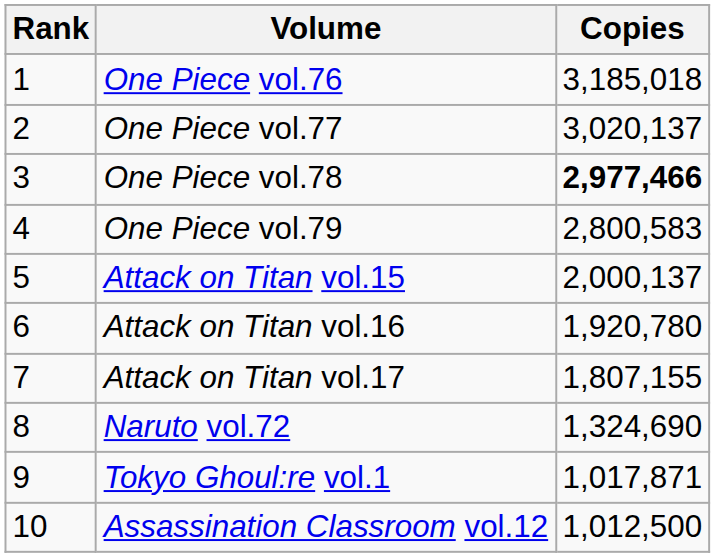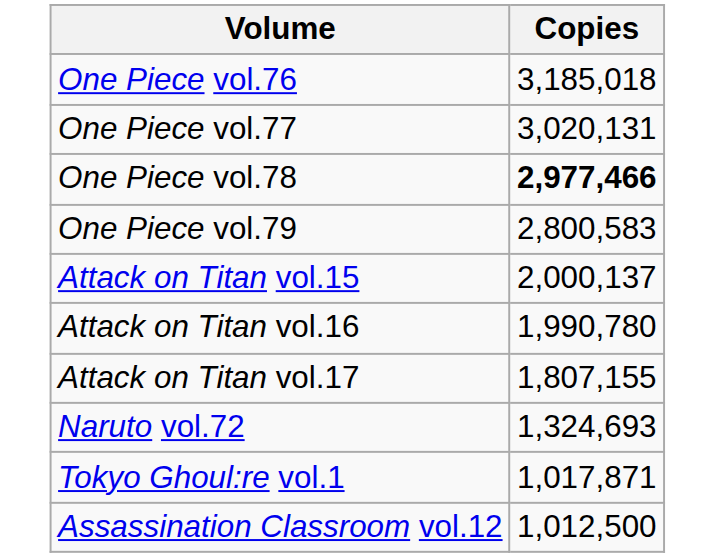- column: (51, 29)
(632, 128) 3,020,137 -> (587, 128) 3,020,131
(632, 327) 1,920,780 -> (587, 327) 1,990,780
(632, 427) 1,324,690 -> (587, 427) 1,324,693
